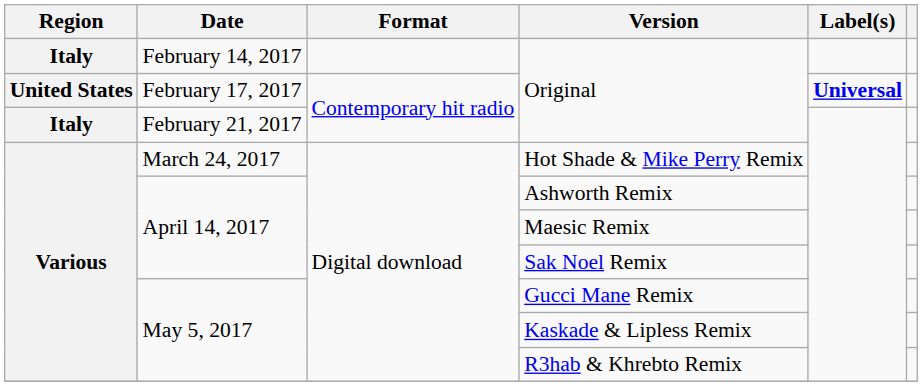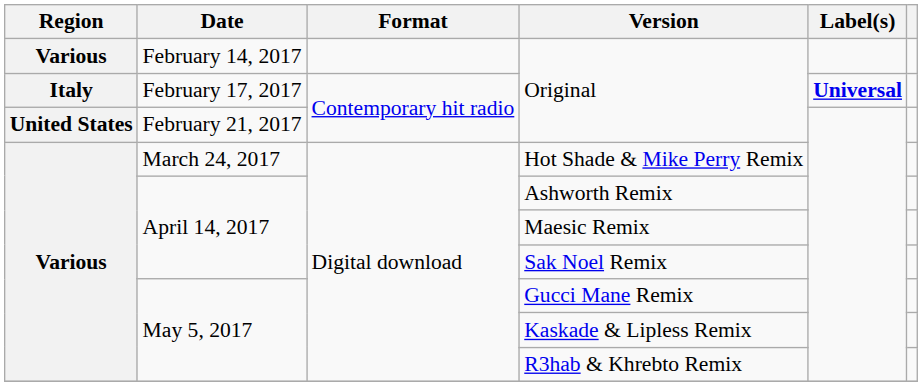(71, 55) Italy -> (71, 55) Various
(71, 90) United States -> (71, 90) Italy
(71, 124) Italy -> (71, 124) United States
